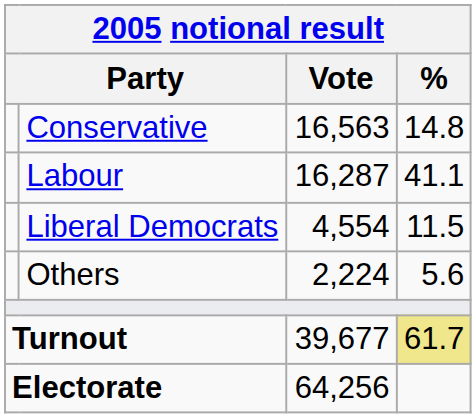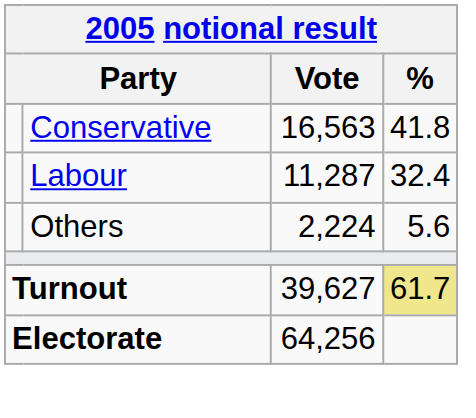(434, 127) 14.8 -> (420, 127) 41.8
(342, 176) 16,287 -> (329, 176) 11,287
(434, 176) 41.1 -> (420, 176) 32.4
- row: (152, 226)
(342, 338) 39,677 -> (328, 289) 39,627
